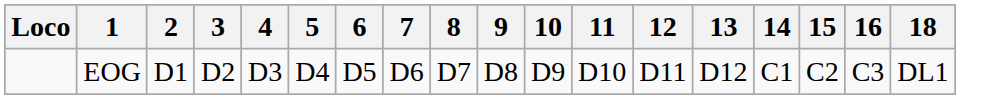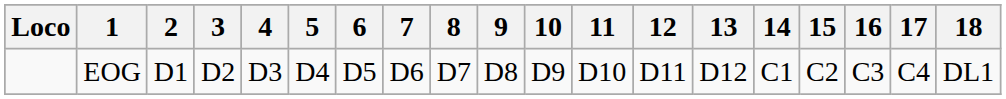+ column: (914, 26)
